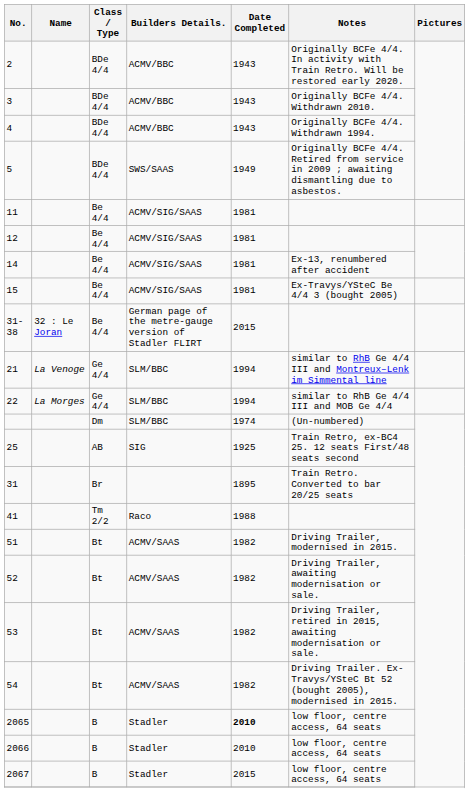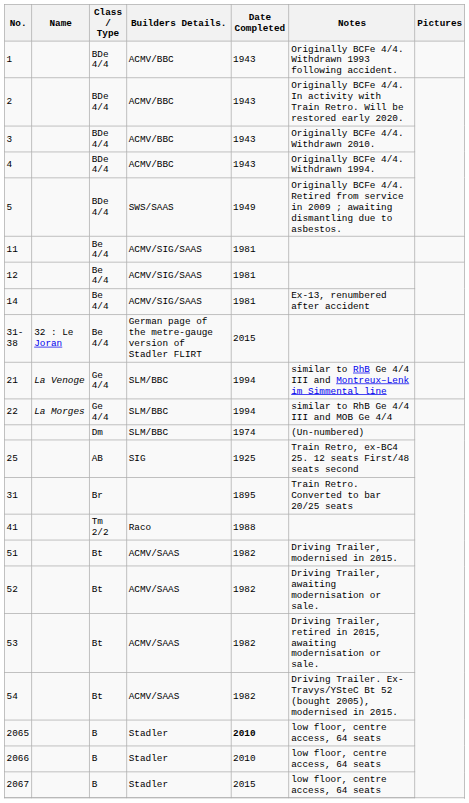+ row: (9, 60)
- row: (12, 291)
